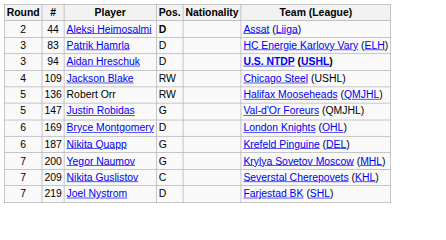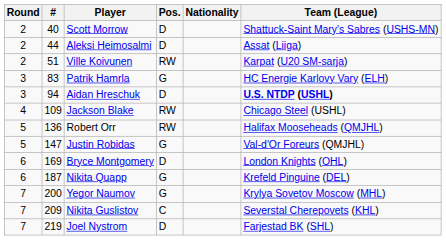+ row: (97, 29)
(162, 29) bold -> (162, 45) normal
+ row: (99, 62)
(162, 45) D -> (163, 78) G
